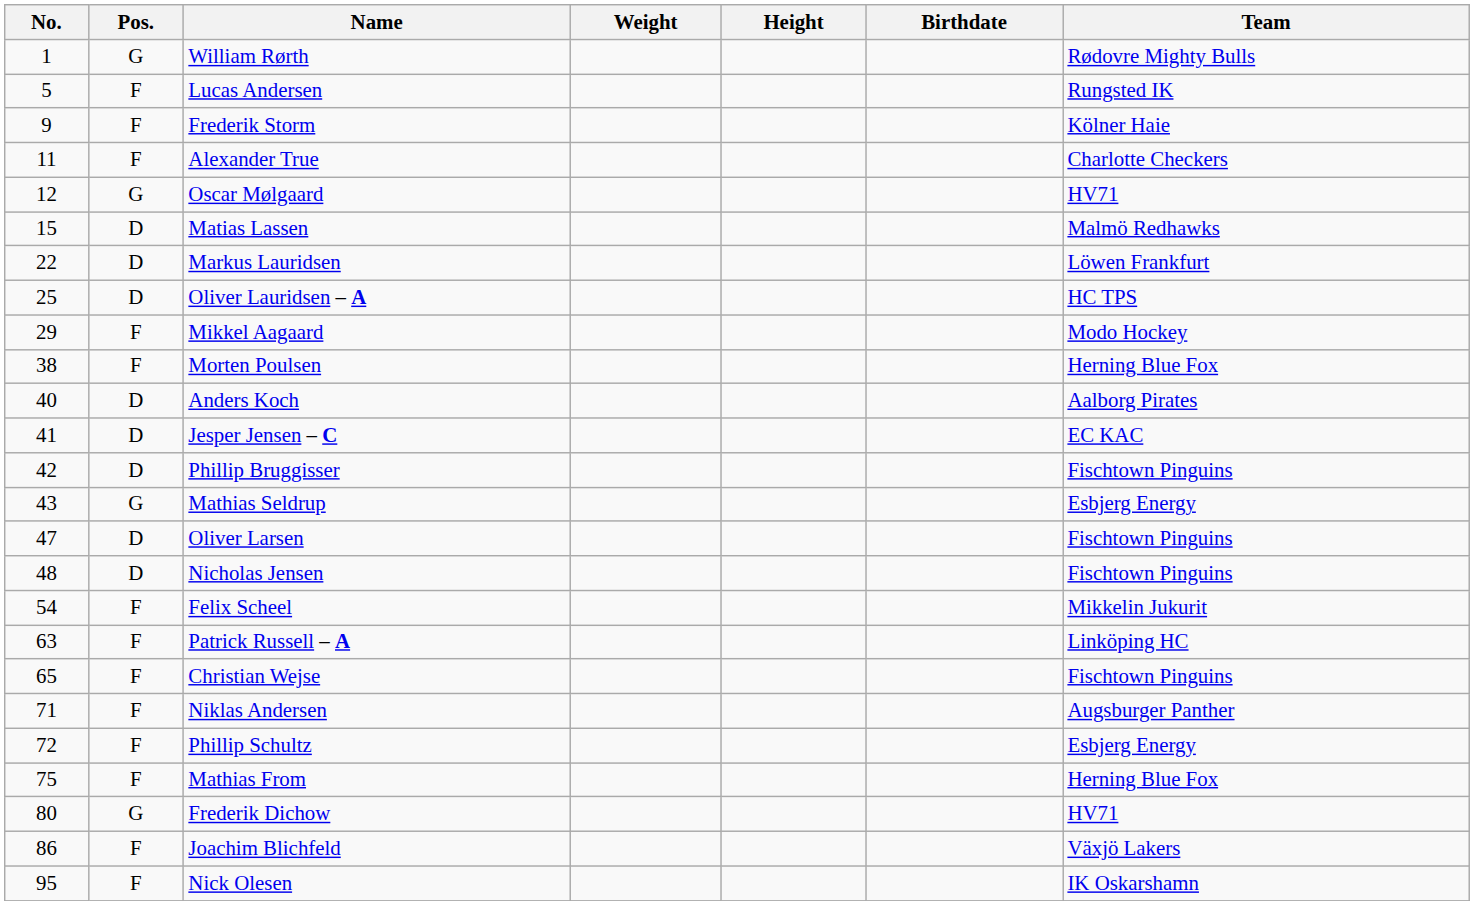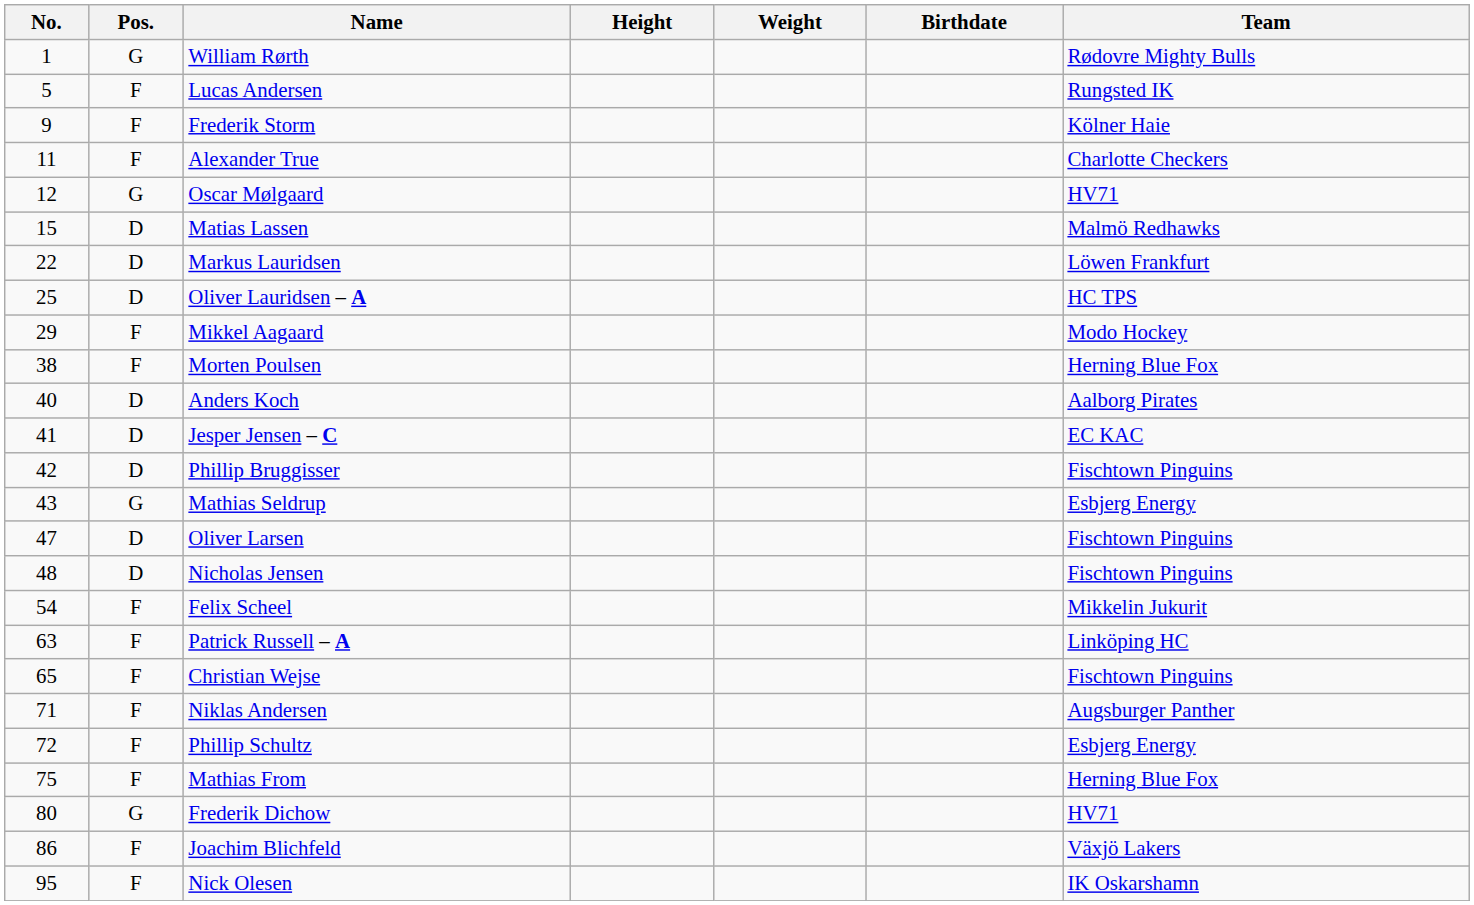columns swapped: (794, 22) <-> (646, 22)
